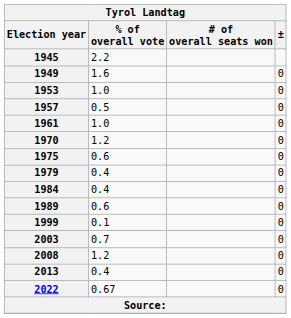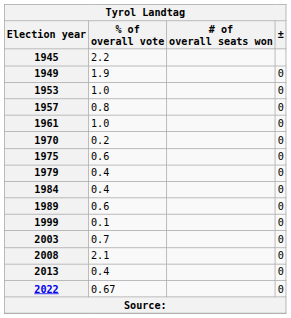(100, 74) 1.6 -> (100, 74) 1.9
(100, 107) 0.5 -> (100, 107) 0.8
(100, 140) 1.2 -> (100, 140) 0.2
(100, 256) 1.2 -> (100, 256) 2.1
